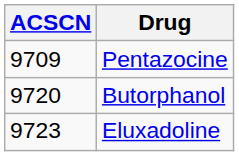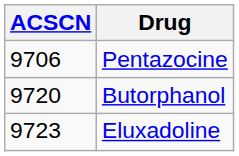(35, 58) 9709 -> (35, 58) 9706
